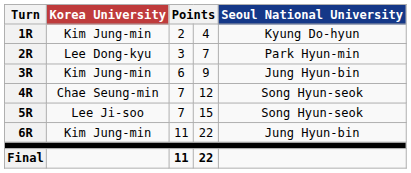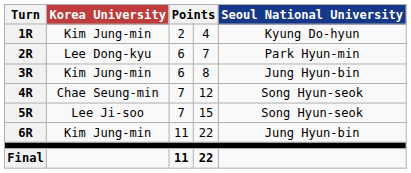(181, 54) 3 -> (181, 54) 6
(206, 73) 9 -> (206, 73) 8
